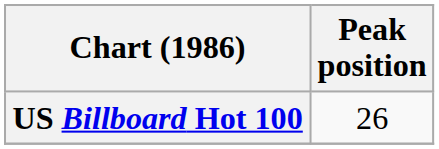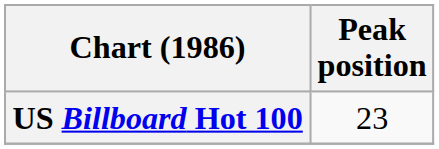(372, 117) 26 -> (372, 117) 23
